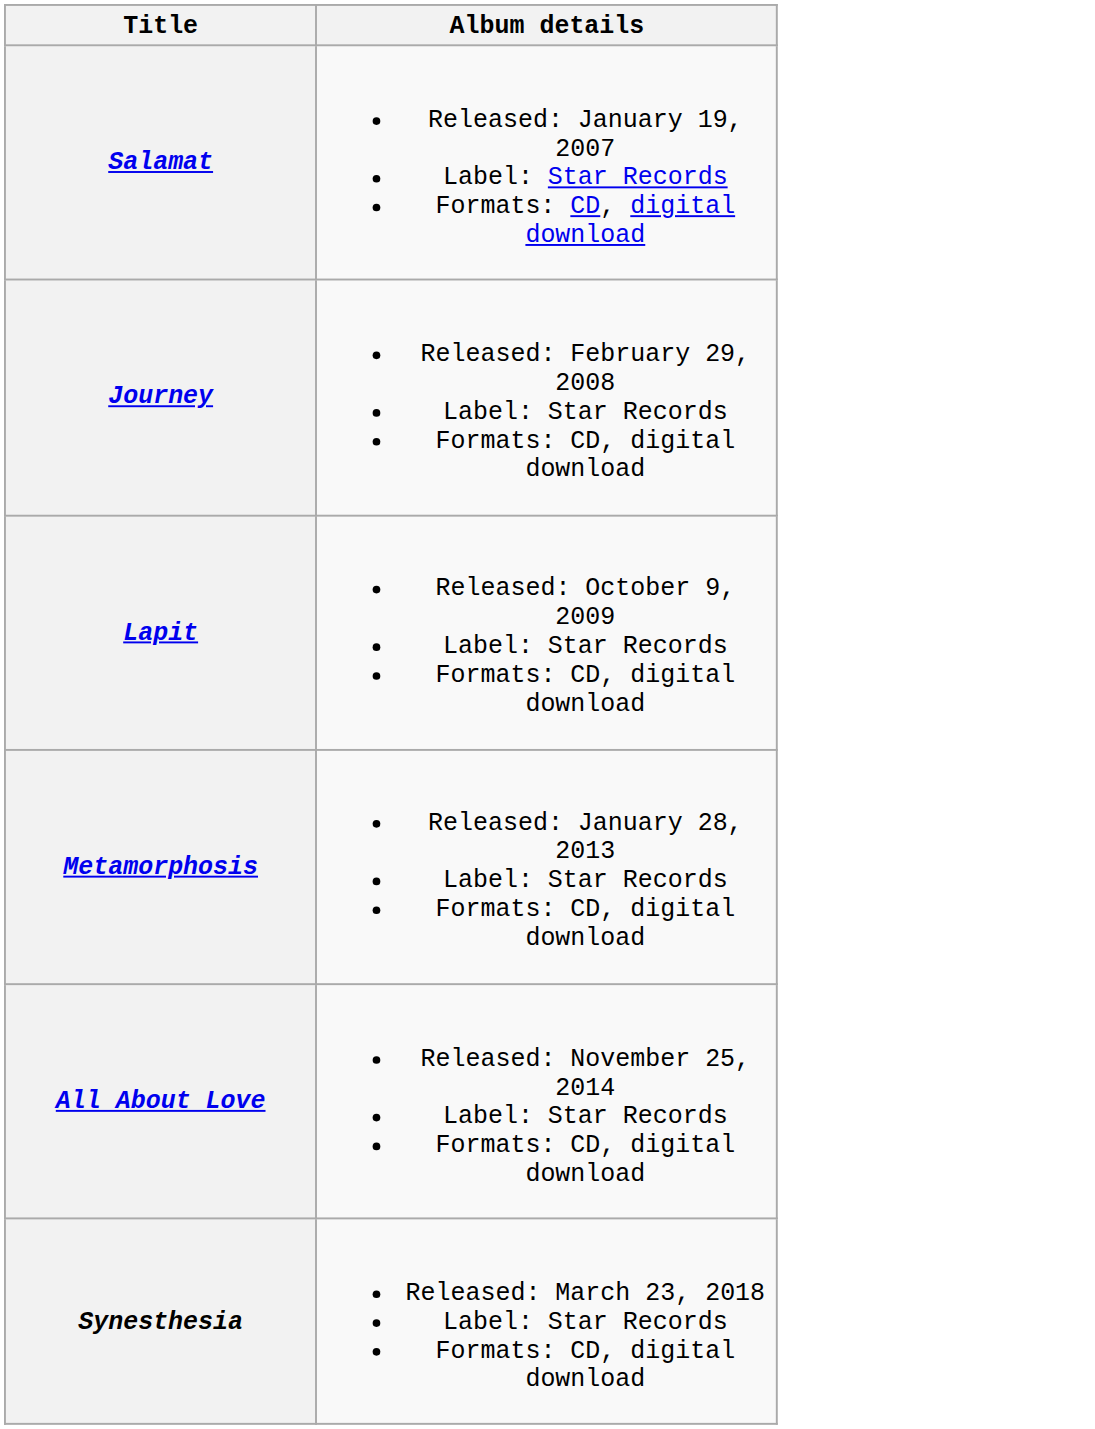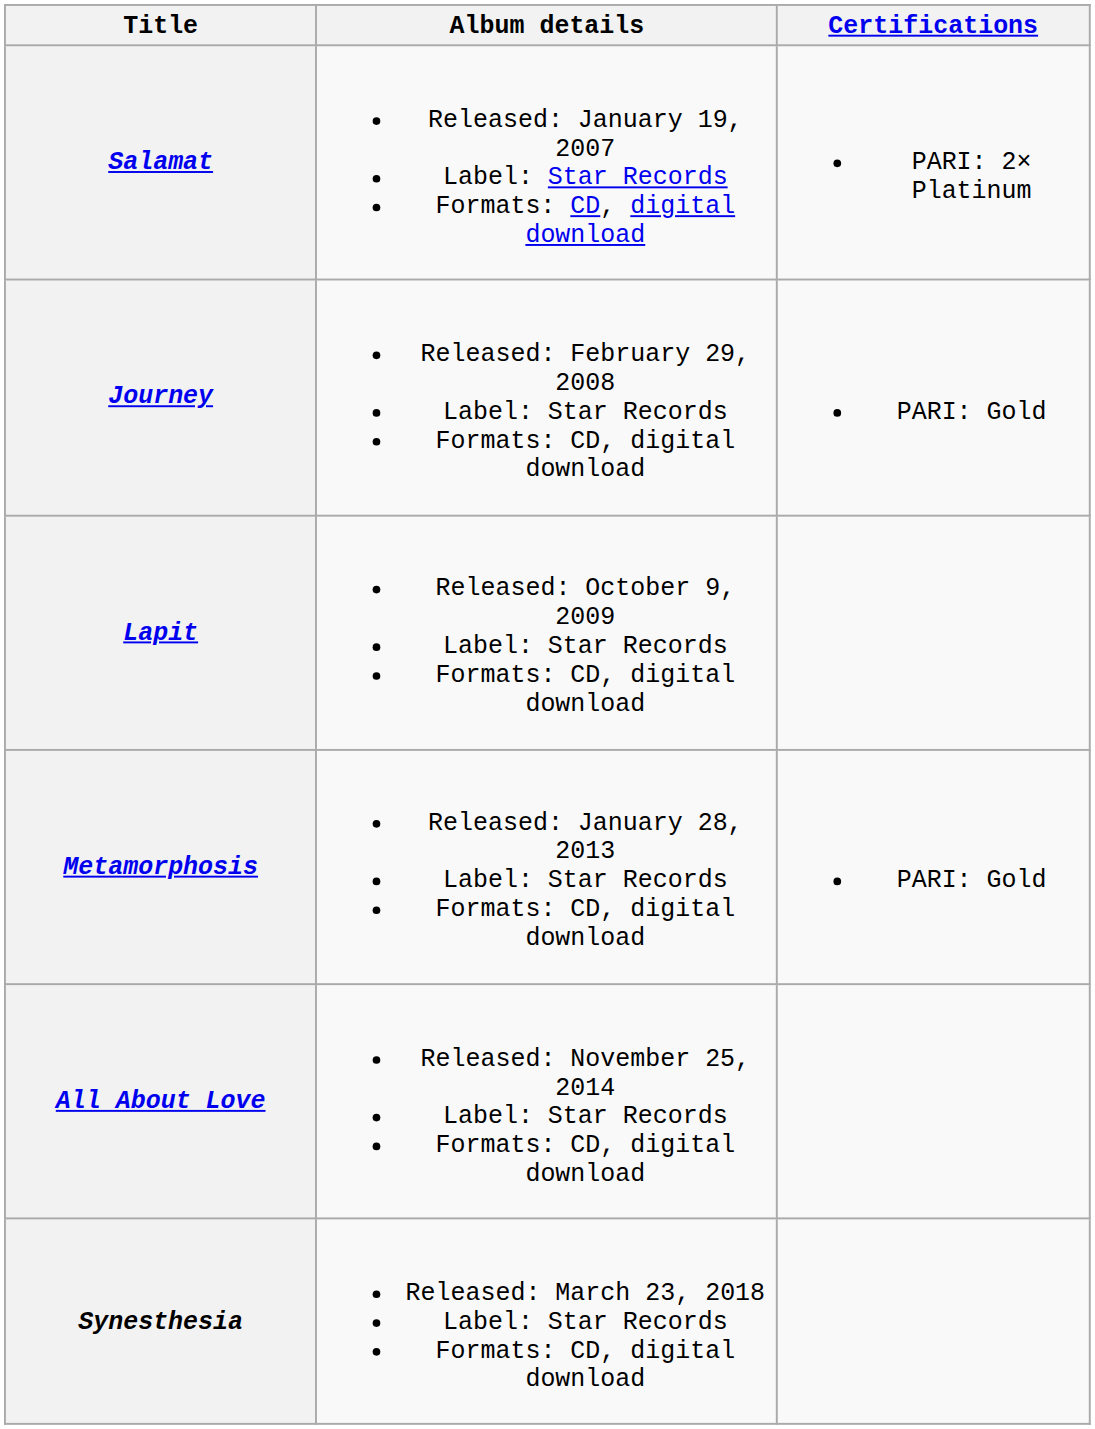+ column: (933, 25)
